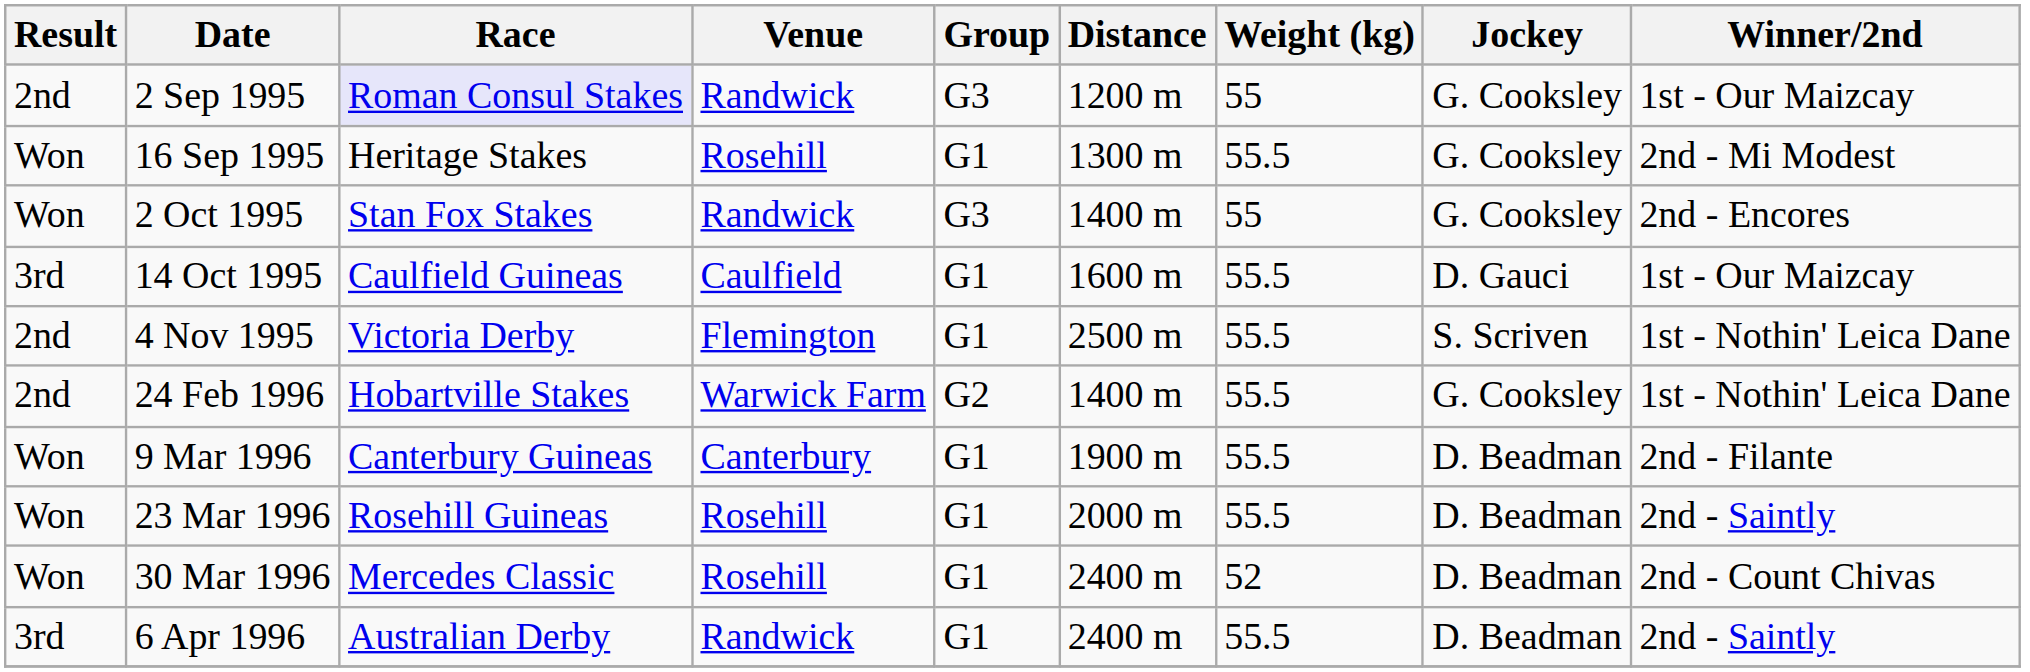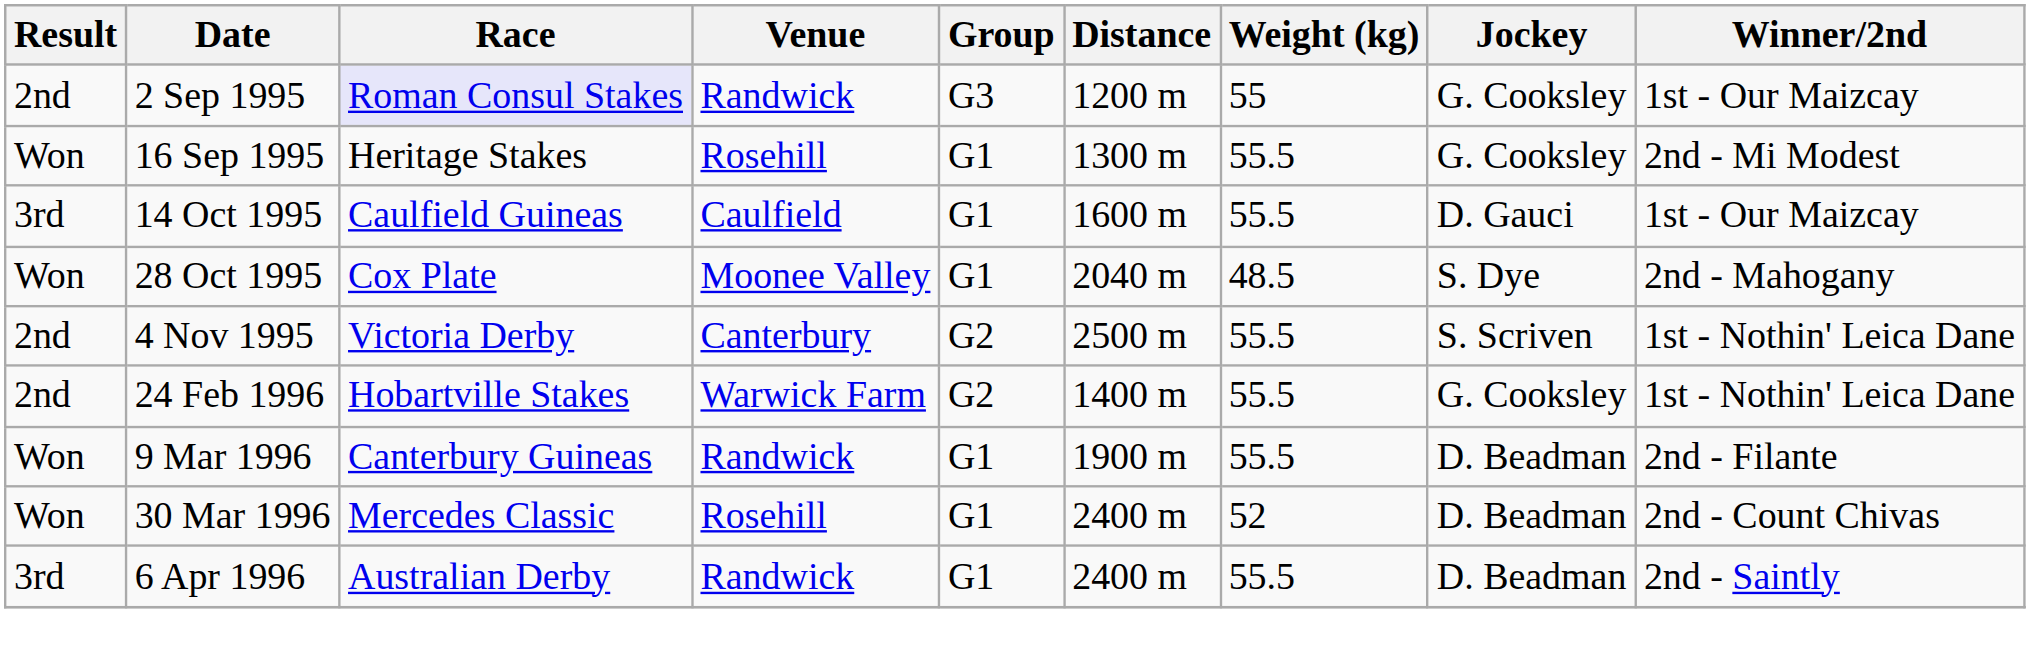- row: (219, 214)
+ row: (228, 275)
(788, 335) Flemington -> (786, 335) Canterbury
(967, 335) G1 -> (971, 335) G2
(786, 455) Canterbury -> (777, 455) Randwick
- row: (233, 515)
